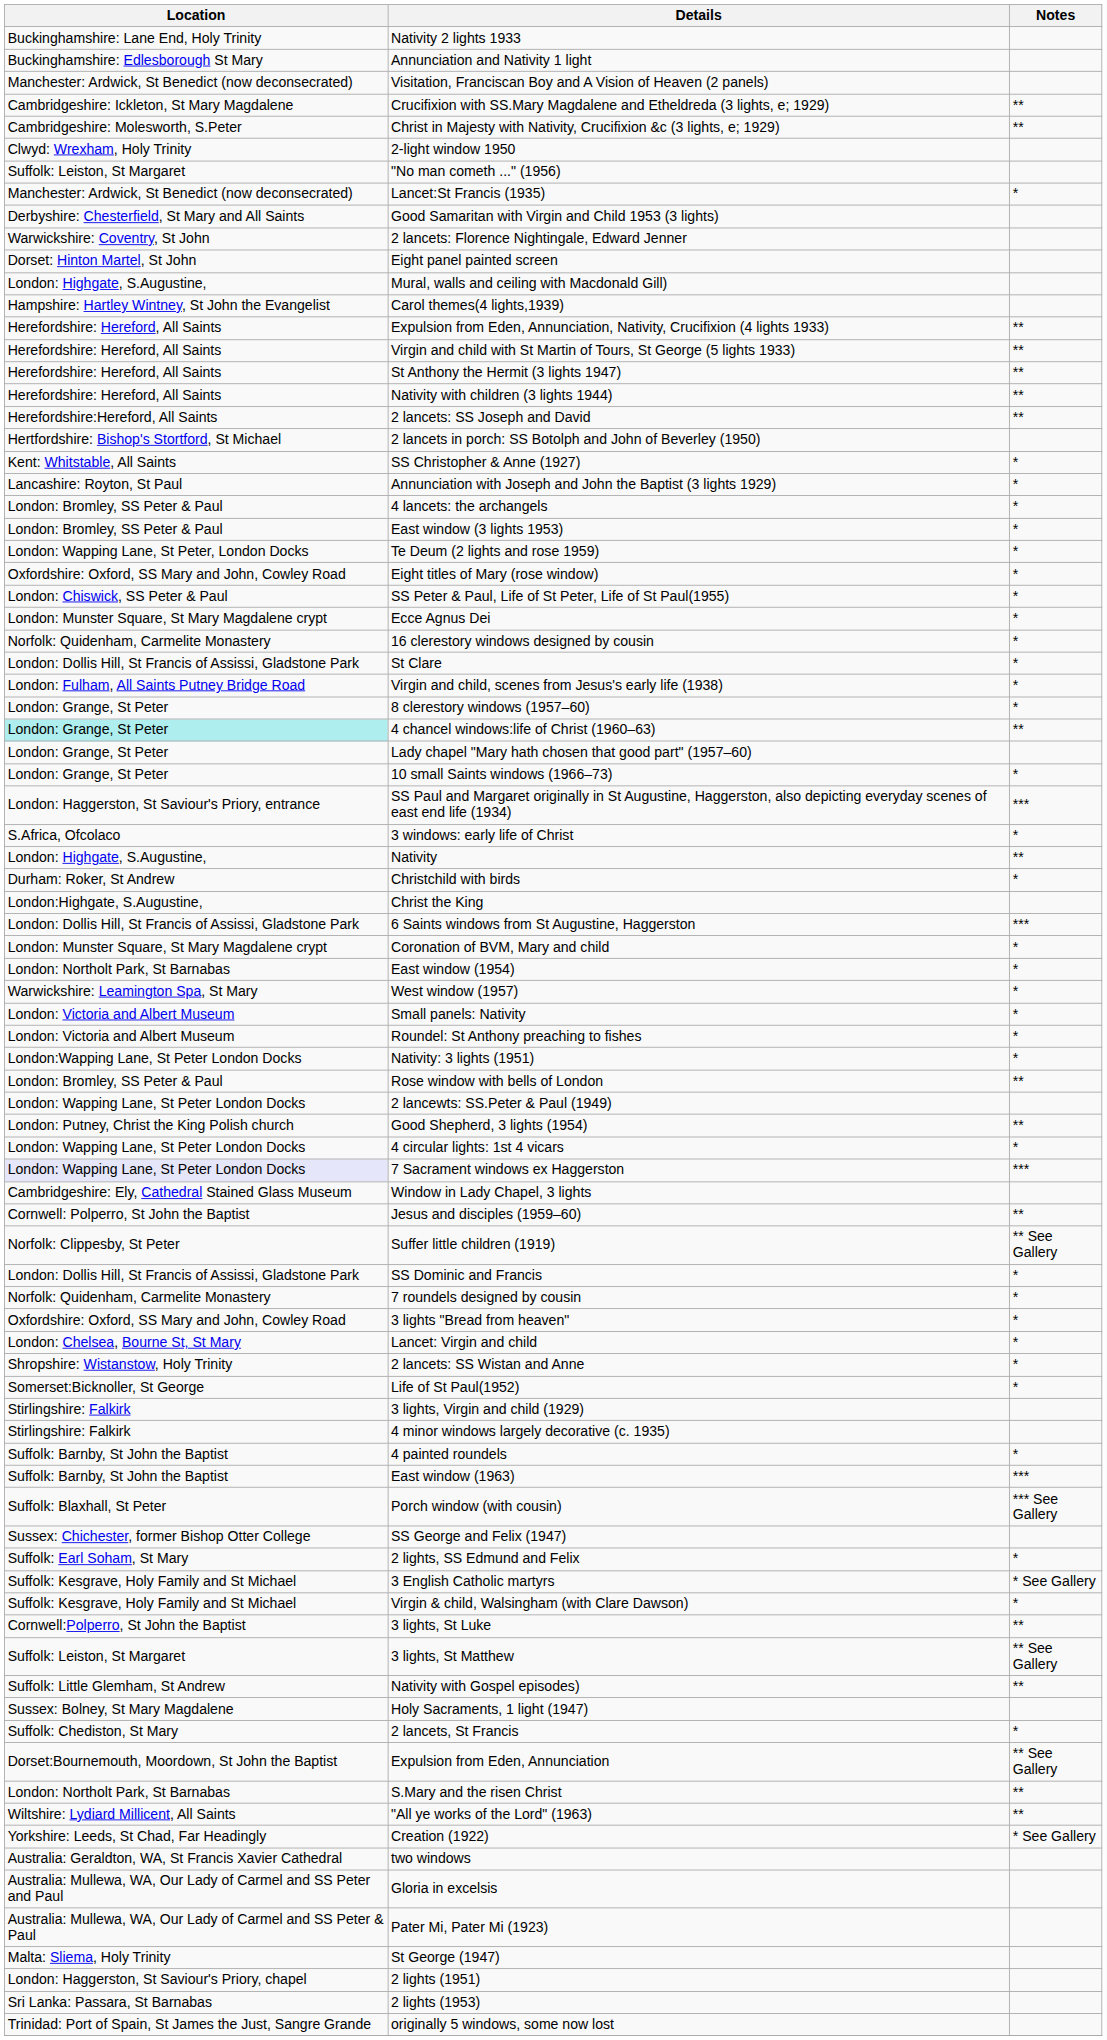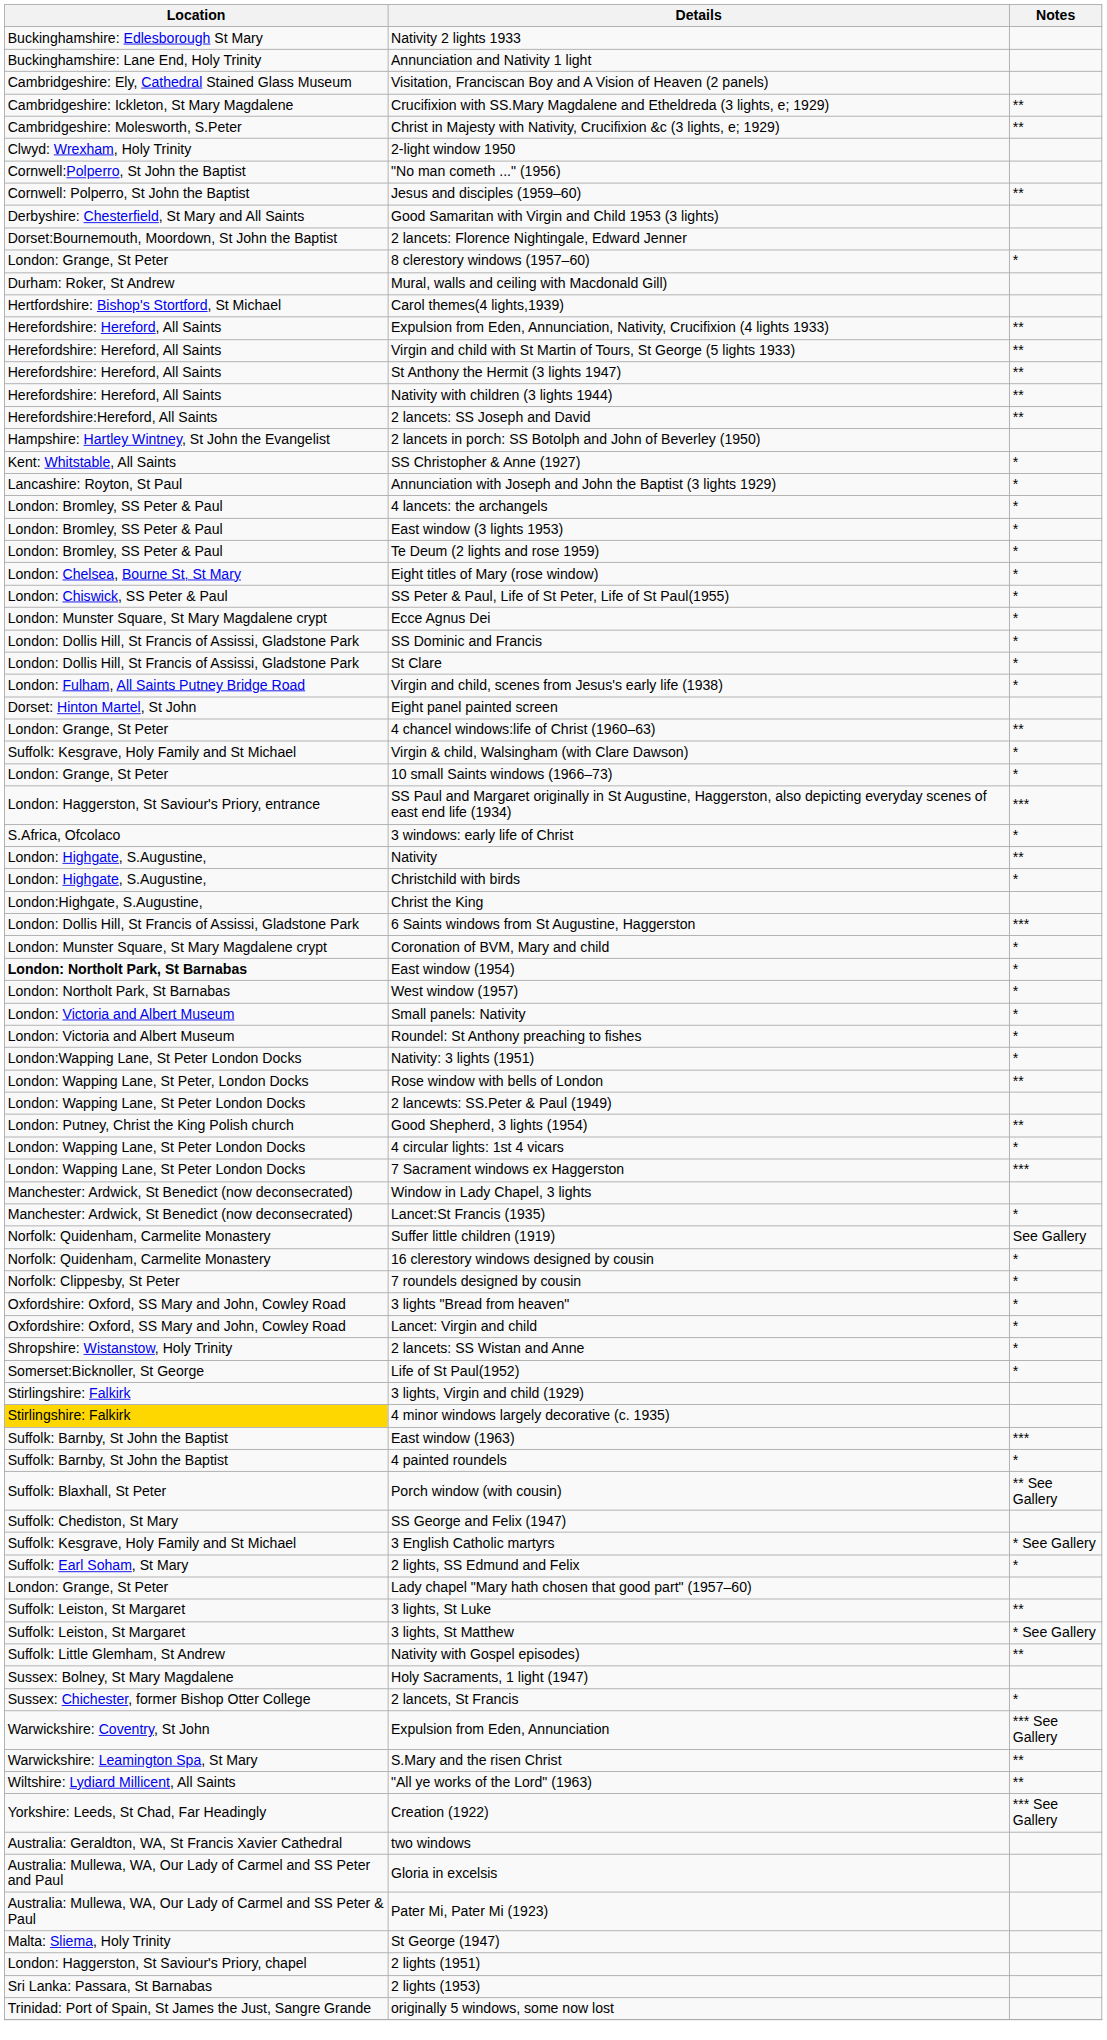(134, 37) Buckinghamshire: Lane End, Holy Trinity -> (135, 37) Buckinghamshire: Edlesborough St Mary
(135, 60) Buckinghamshire: Edlesborough St Mary -> (134, 60) Buckinghamshire: Lane End, Holy Trinity
(180, 82) Manchester: Ardwick, St Benedict (now deconsecrated) -> (180, 82) Cambridgeshire: Ely, Cathedral Stained Glass Museum
(96, 171) Suffolk: Leiston, St Margaret -> (127, 171) Cornwell:Polperro, St John the Baptist
rows swapped: (486, 1214) <-> (468, 194)
(109, 238) Warwickshire: Coventry, St John -> (172, 238) Dorset:Bournemouth, Moordown, St John the Baptist
rows swapped: (474, 261) <-> (490, 707)
(107, 283) London: Highgate, S.Augustine, -> (91, 283) Durham: Roker, St Andrew
(169, 305) Hampshire: Hartley Wintney, St John the Evangelist -> (144, 305) Hertfordshire: Bishop's Stortford, St Michael
(144, 439) Hertfordshire: Bishop's Stortford, St Michael -> (169, 439) Hampshire: Hartley Wintney, St John the Evangelist
(158, 551) London: Wapping Lane, St Peter, London Docks -> (115, 551) London: Bromley, SS Peter & Paul
(177, 573) Oxfordshire: Oxford, SS Mary and John, Cowley Road -> (124, 573) London: Chelsea, Bourne St, St Mary
rows swapped: (466, 1275) <-> (522, 640)
(88, 730) paleturquoise background -> (88, 730) no background
rows swapped: (571, 752) <-> (540, 1603)
(91, 880) Durham: Roker, St Andrew -> (107, 880) London: Highgate, S.Augustine,
(119, 969) normal -> (127, 969) bold
(133, 991) Warwickshire: Leamington Spa, St Mary -> (119, 991) London: Northolt Park, St Barnabas
(115, 1081) London: Bromley, SS Peter & Paul -> (158, 1081) London: Wapping Lane, St Peter, London Docks
(157, 1170) lavender background -> (157, 1170) no background
(180, 1192) Cambridgeshire: Ely, Cathedral Stained Glass Museum -> (180, 1192) Manchester: Ardwick, St Benedict (now deconsecrated)
(94, 1245) Norfolk: Clippesby, St Peter -> (139, 1237) Norfolk: Quidenham, Carmelite Monastery
(1035, 1245) ** See Gallery -> (1050, 1237) See Gallery
(139, 1297) Norfolk: Quidenham, Carmelite Monastery -> (94, 1281) Norfolk: Clippesby, St Peter
(124, 1342) London: Chelsea, Bourne St, St Mary -> (177, 1326) Oxfordshire: Oxford, SS Mary and John, Cowley Road
(69, 1431) no background -> (69, 1415) gold background
rows swapped: (453, 1476) <-> (449, 1454)
(1035, 1506) *** See Gallery -> (1035, 1490) ** See Gallery
(159, 1536) Sussex: Chichester, former Bishop Otter College -> (93, 1521) Suffolk: Chediston, St Mary
rows swapped: (485, 1559) <-> (473, 1581)
(127, 1626) Cornwell:Polperro, St John the Baptist -> (96, 1610) Suffolk: Leiston, St Margaret
(1035, 1656) ** See Gallery -> (1054, 1632) * See Gallery
(93, 1731) Suffolk: Chediston, St Mary -> (159, 1699) Sussex: Chichester, former Bishop Otter College
(172, 1761) Dorset:Bournemouth, Moordown, St John the Baptist -> (109, 1730) Warwickshire: Coventry, St John
(1035, 1761) ** See Gallery -> (1035, 1730) *** See Gallery
(119, 1791) London: Northolt Park, St Barnabas -> (133, 1760) Warwickshire: Leamington Spa, St Mary
(1054, 1836) * See Gallery -> (1035, 1812) *** See Gallery
